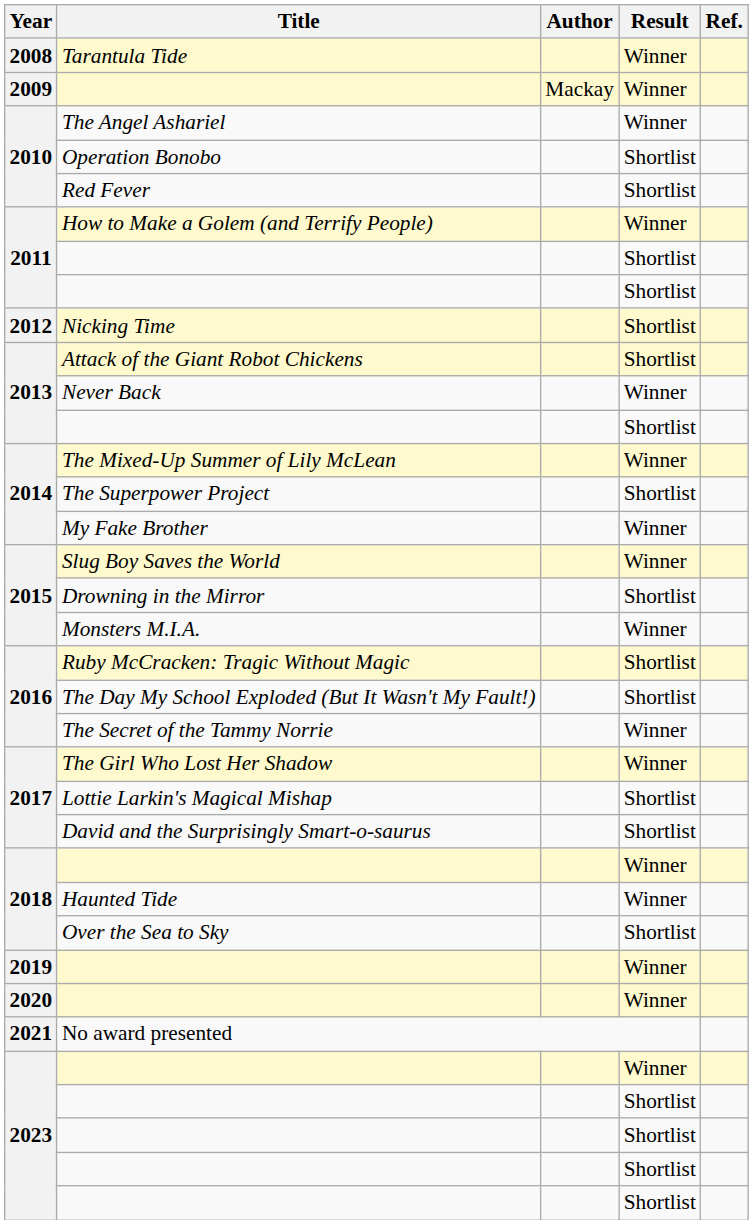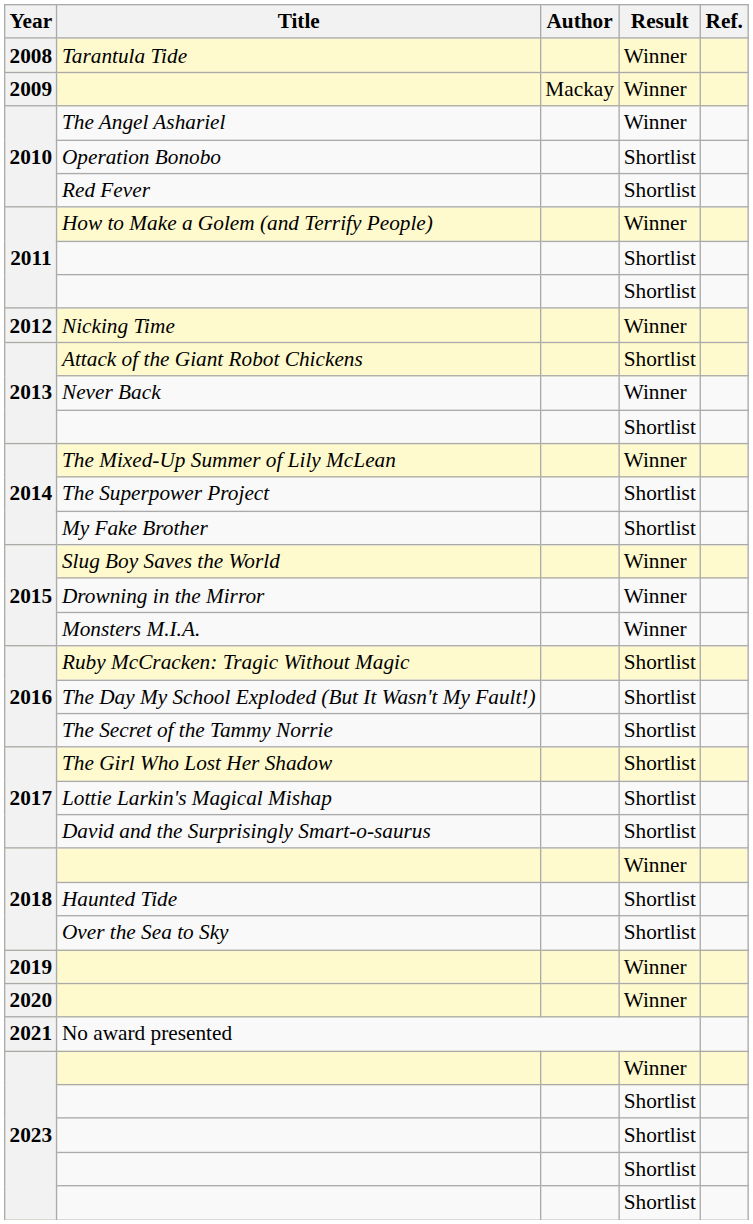(660, 325) Shortlist -> (655, 325) Winner
(655, 527) Winner -> (660, 527) Shortlist
(660, 595) Shortlist -> (655, 595) Winner
(655, 730) Winner -> (660, 730) Shortlist
(655, 763) Winner -> (660, 763) Shortlist
(655, 898) Winner -> (660, 898) Shortlist
